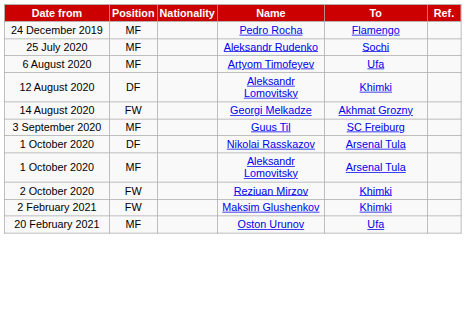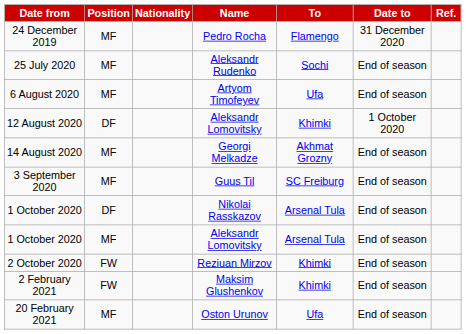+ column: (392, 13)
(133, 111) FW -> (109, 153) MF
